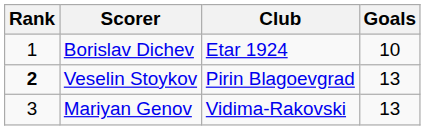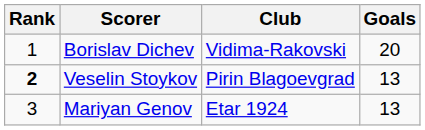(247, 49) Etar 1924 -> (276, 49) Vidima-Rakovski
(390, 49) 10 -> (390, 49) 20
(276, 109) Vidima-Rakovski -> (247, 109) Etar 1924
